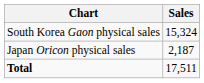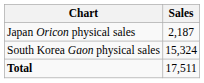rows swapped: (83, 31) <-> (71, 50)
